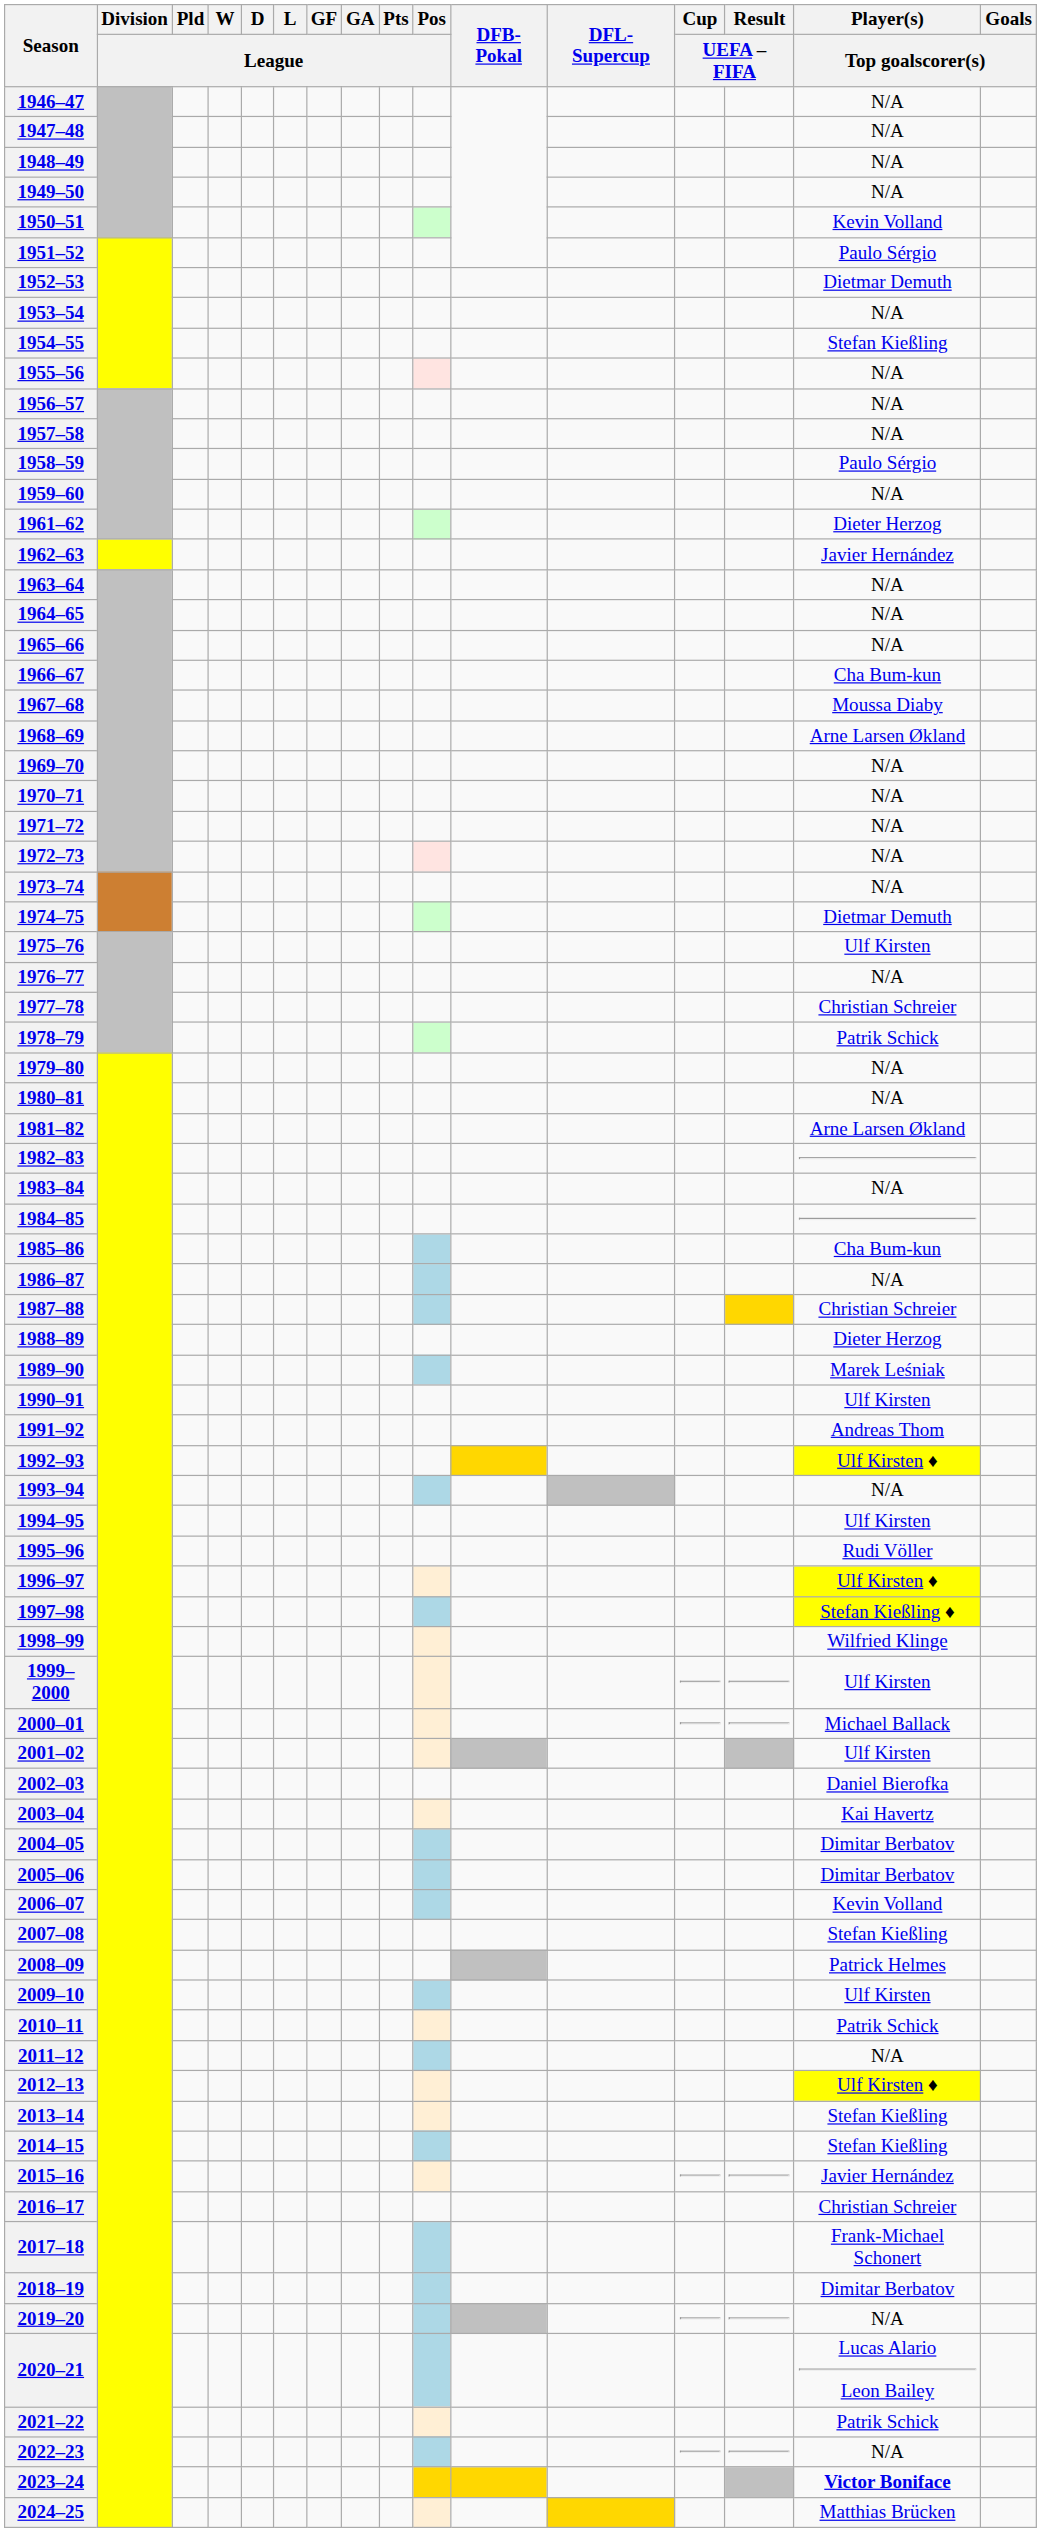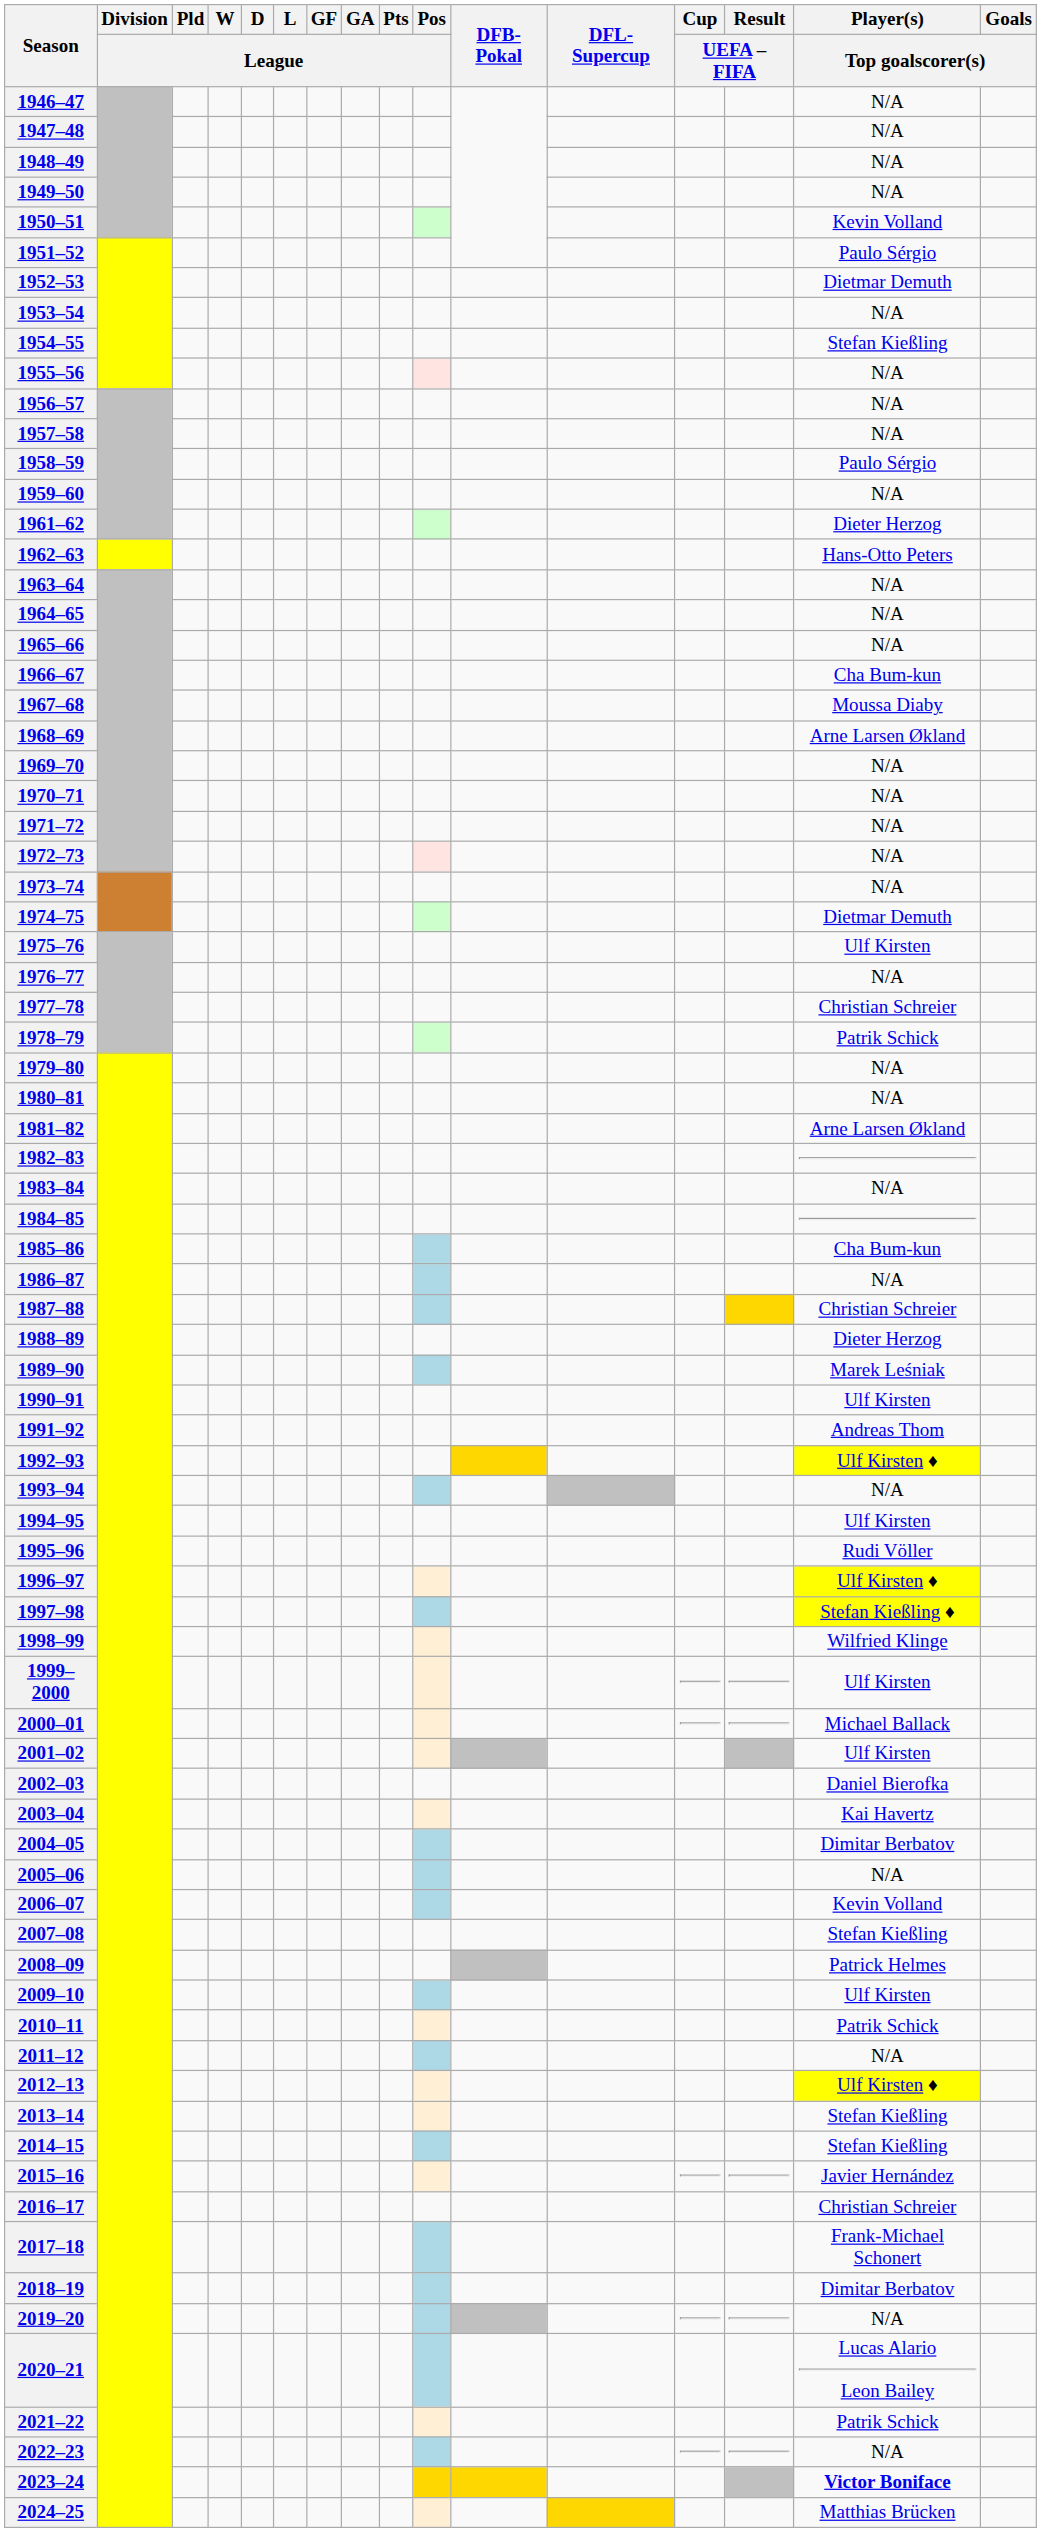(887, 554) Javier Hernández -> (887, 554) Hans-Otto Peters
(887, 1874) Dimitar Berbatov -> (887, 1874) N/A
